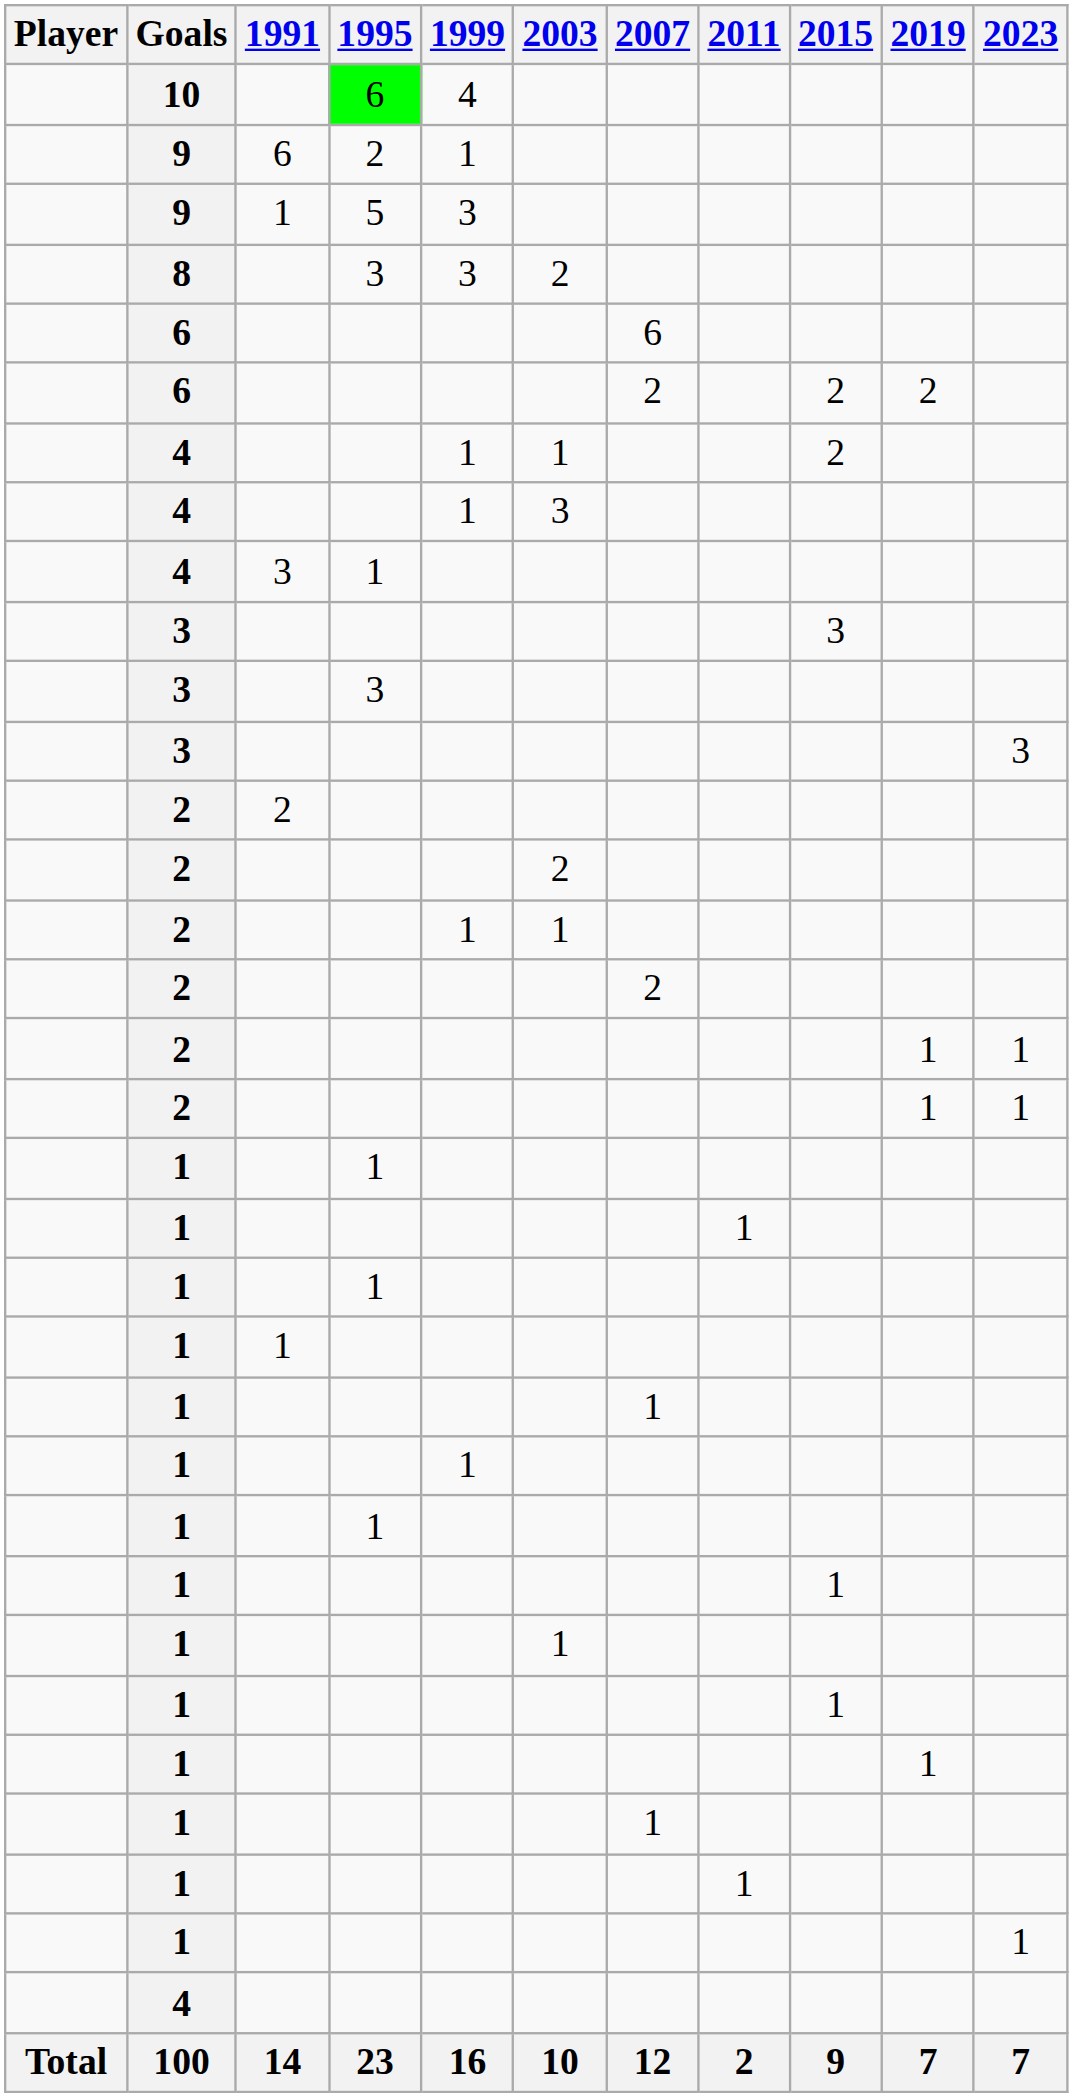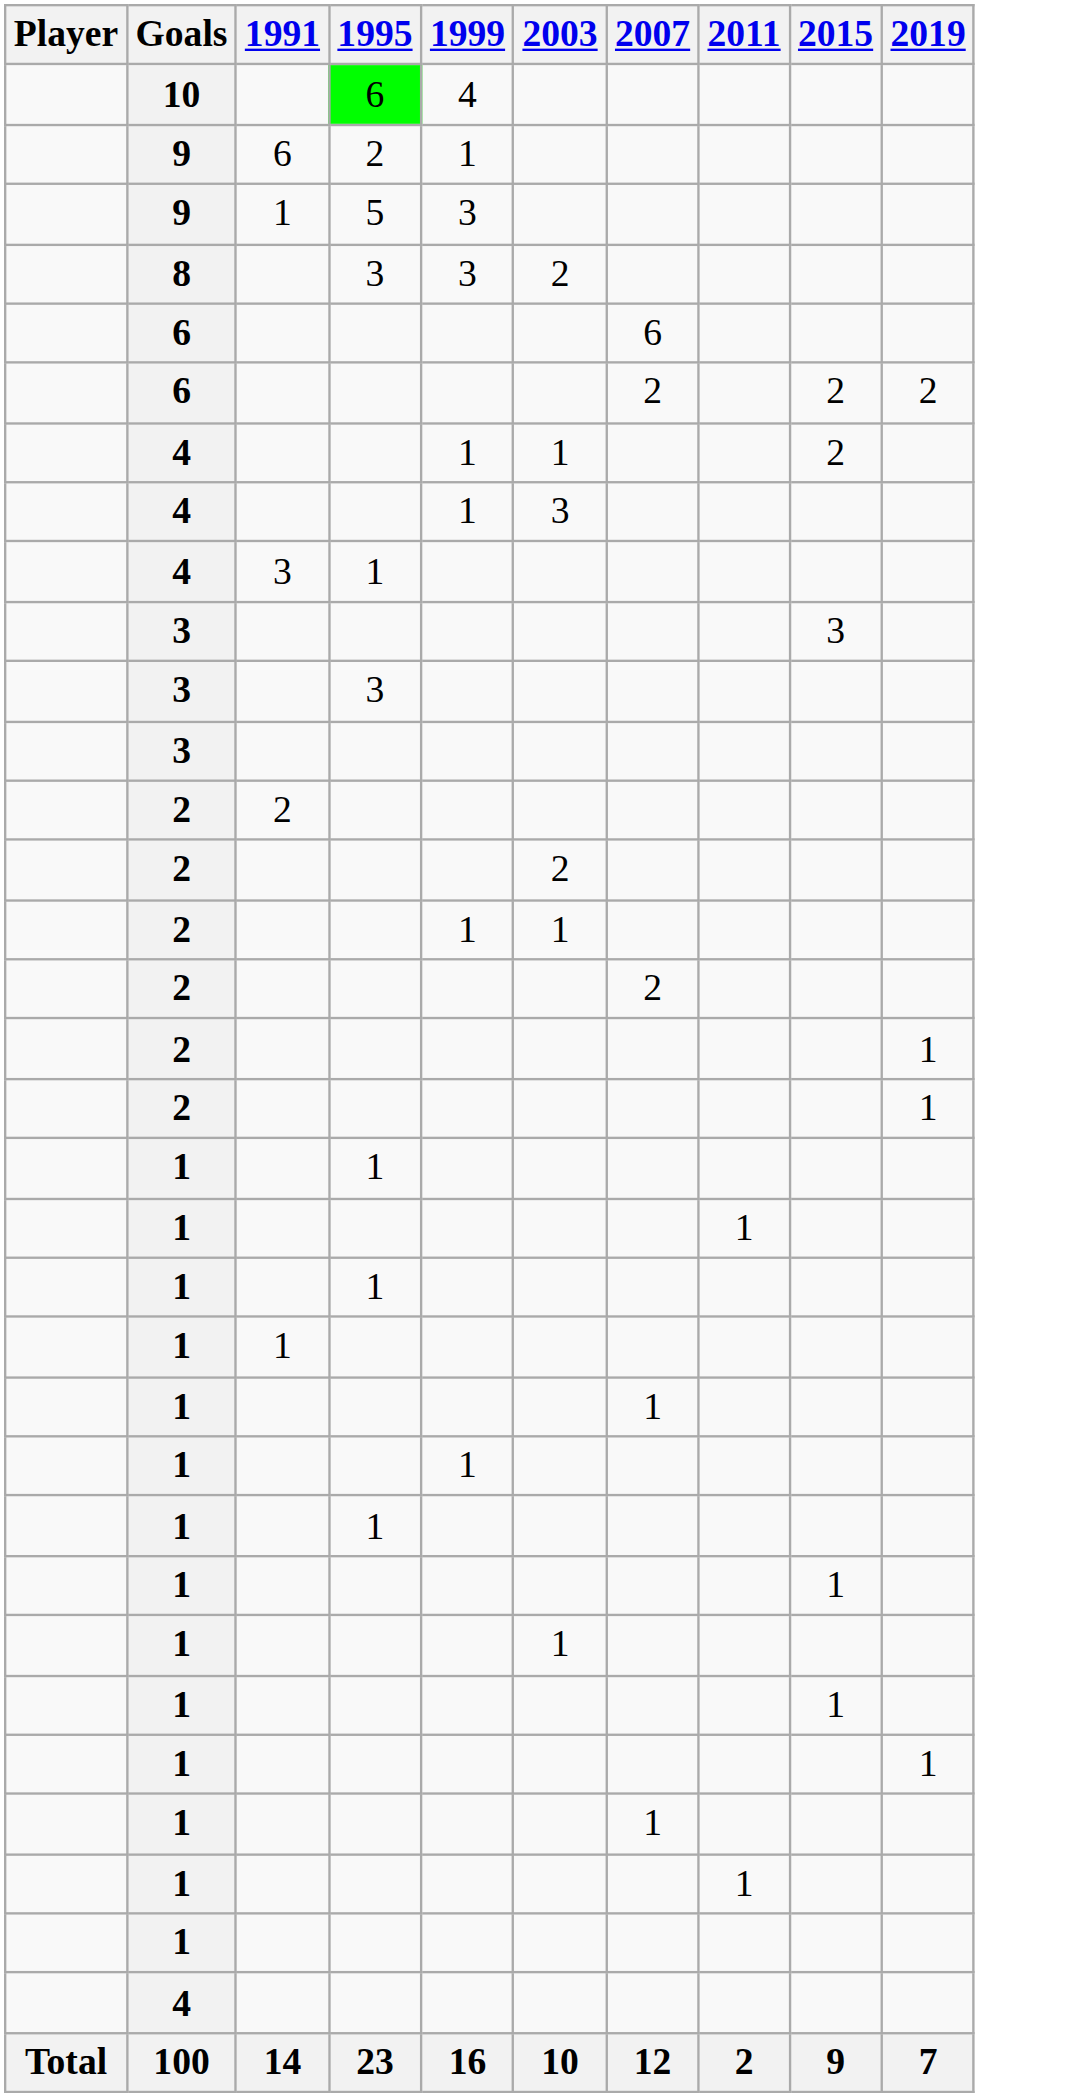- column: (1021, 34)
